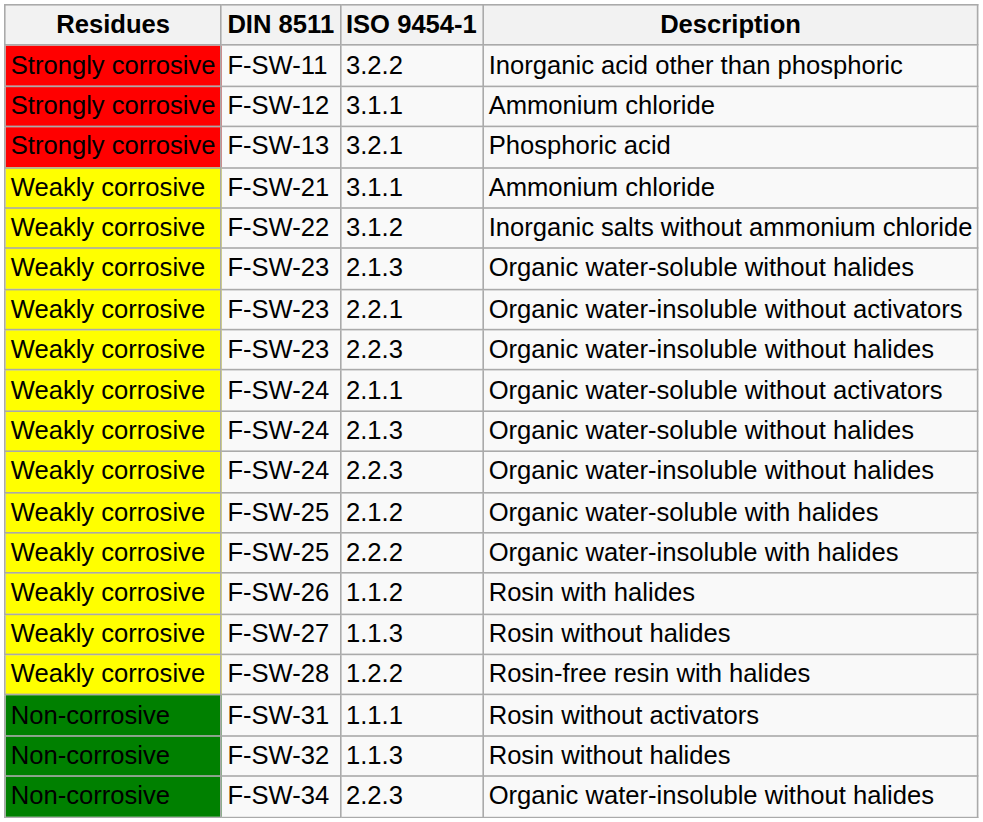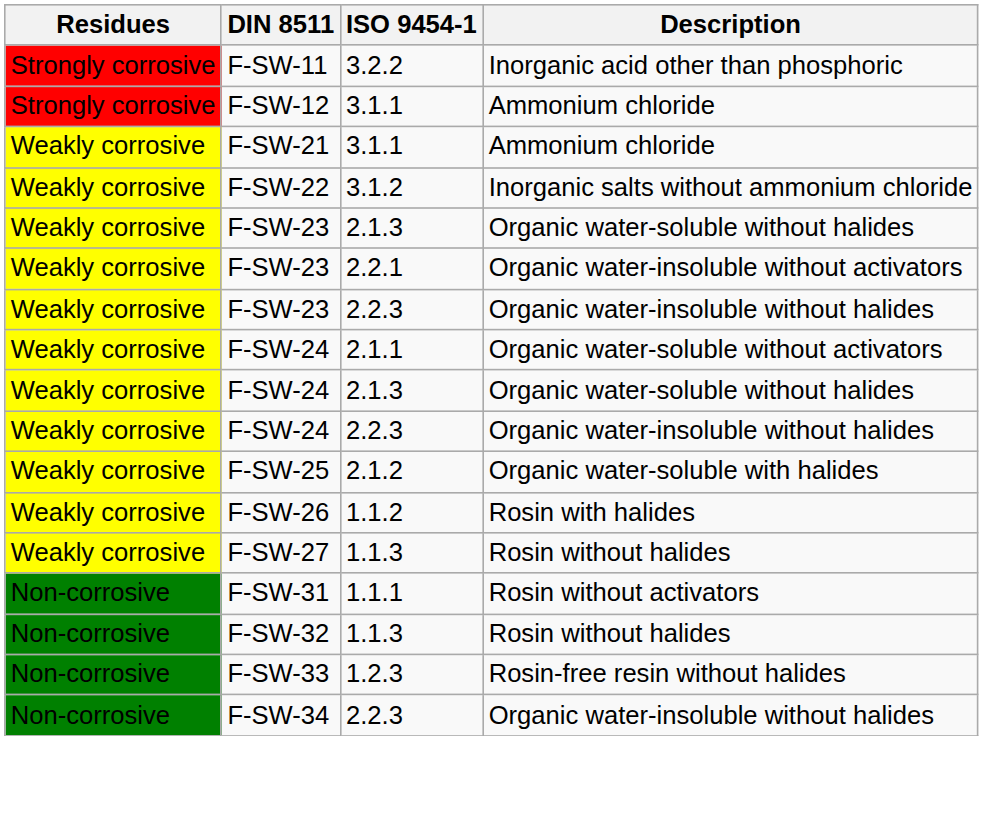- row: (278, 146)
- row: (278, 552)
- row: (278, 674)
+ row: (278, 674)
